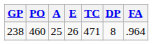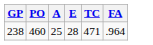- column: (113, 13)
(73, 31) 26 -> (73, 31) 28
